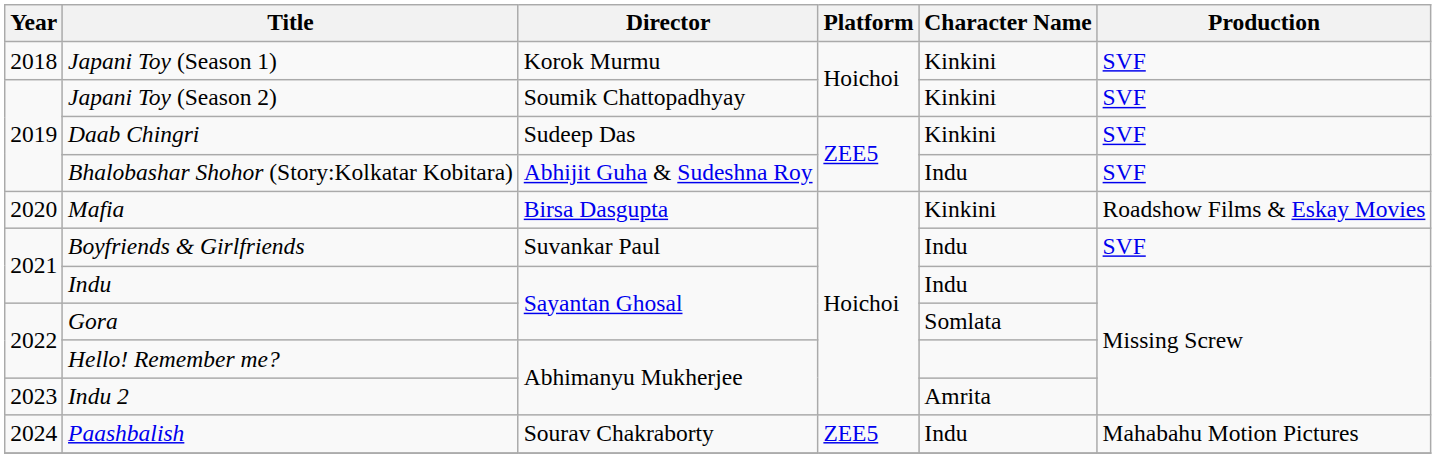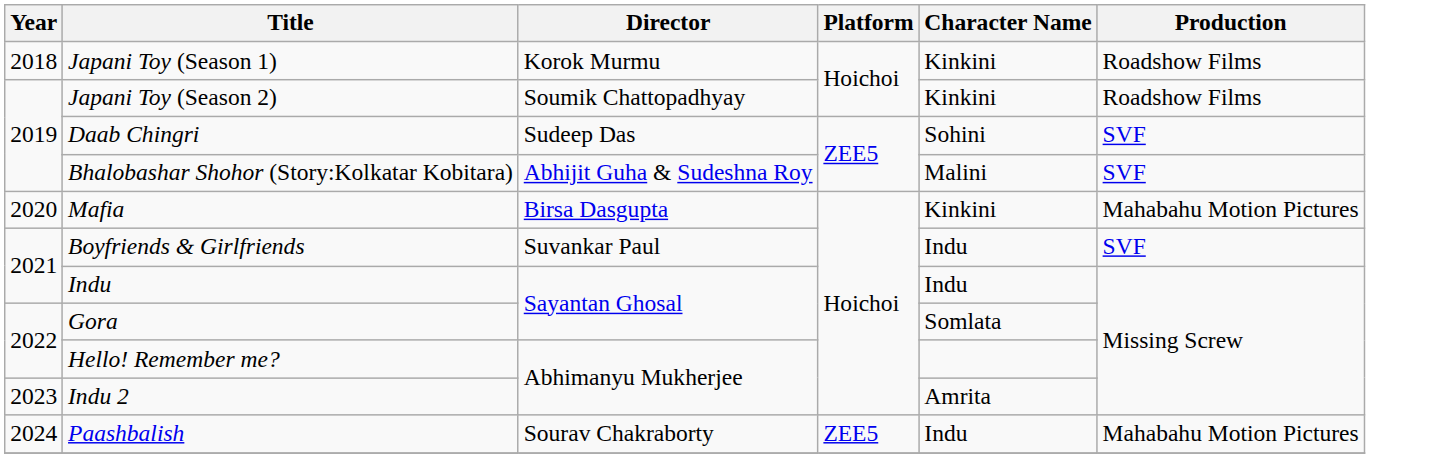(1124, 60) SVF -> (1182, 60) Roadshow Films
(1124, 97) SVF -> (1182, 97) Roadshow Films
(960, 135) Kinkini -> (955, 135) Sohini
(946, 172) Indu -> (956, 172) Malini
(1264, 209) Roadshow Films & Eskay Movies -> (1231, 209) Mahabahu Motion Pictures
